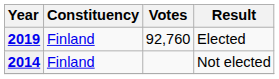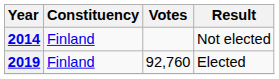rows swapped: (24, 62) <-> (24, 39)
